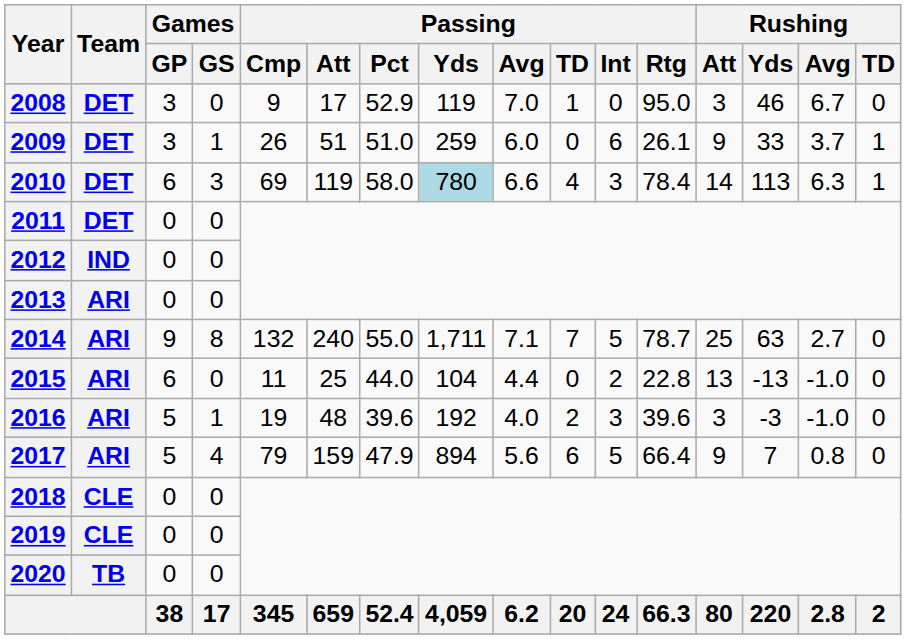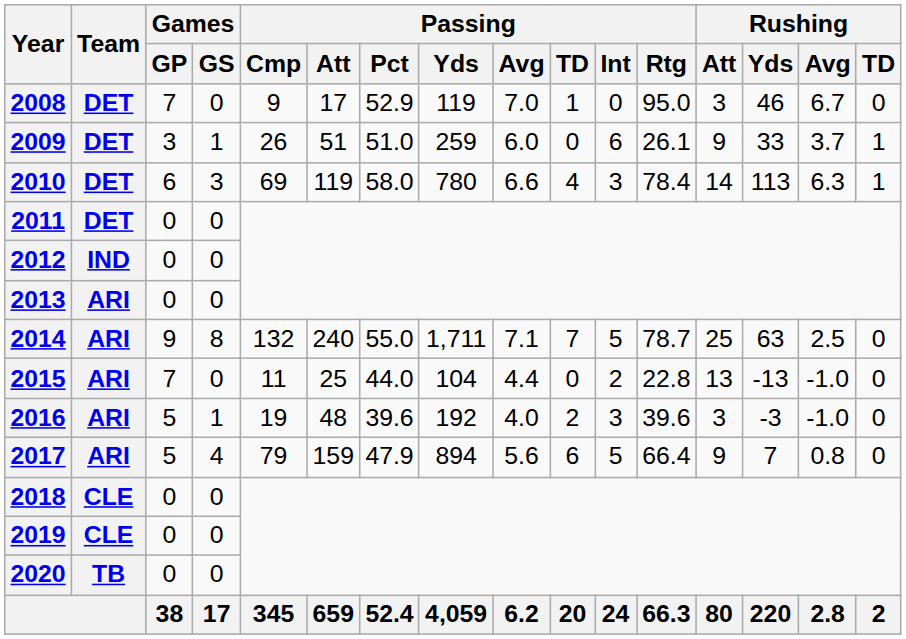(169, 102) 3 -> (169, 102) 7
(456, 181) lightblue background -> (456, 181) no background
(828, 338) 2.7 -> (828, 338) 2.5
(169, 378) 6 -> (169, 378) 7
